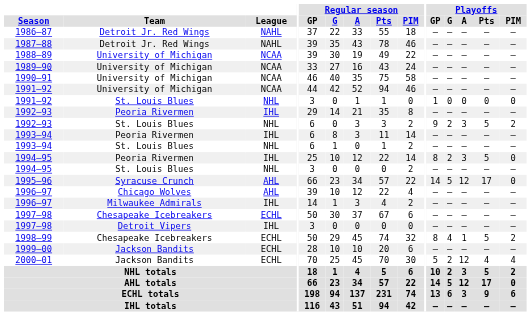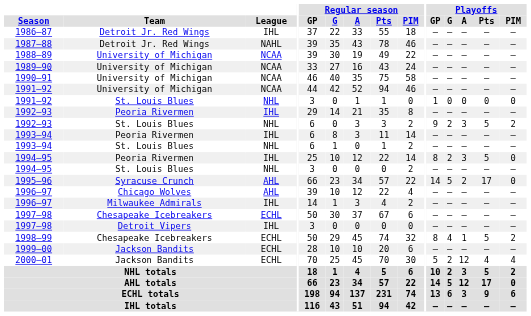(271, 32) NAHL -> (271, 32) IHL
(464, 181) 12 -> (464, 181) 2
